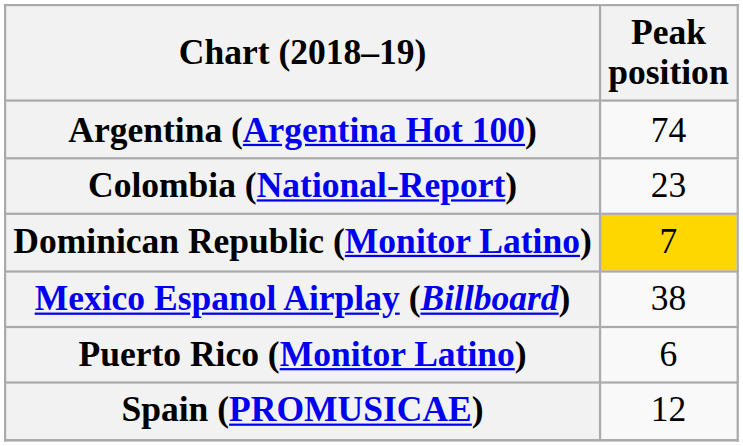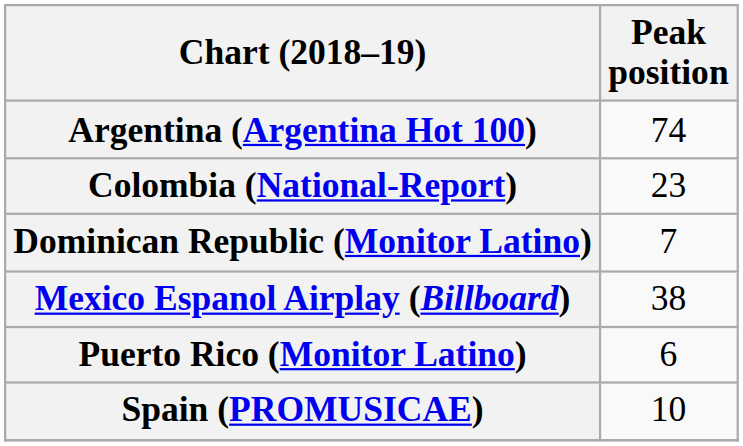(668, 241) gold background -> (668, 241) no background
(668, 410) 12 -> (668, 410) 10
